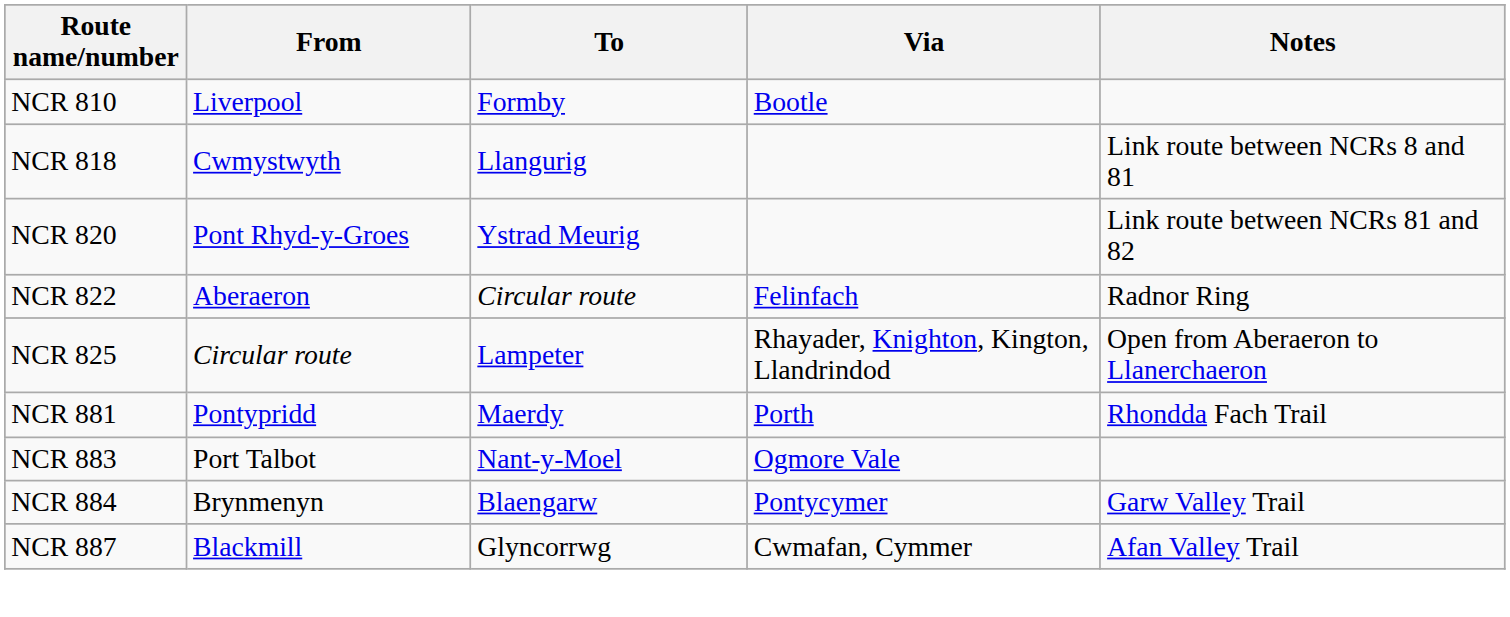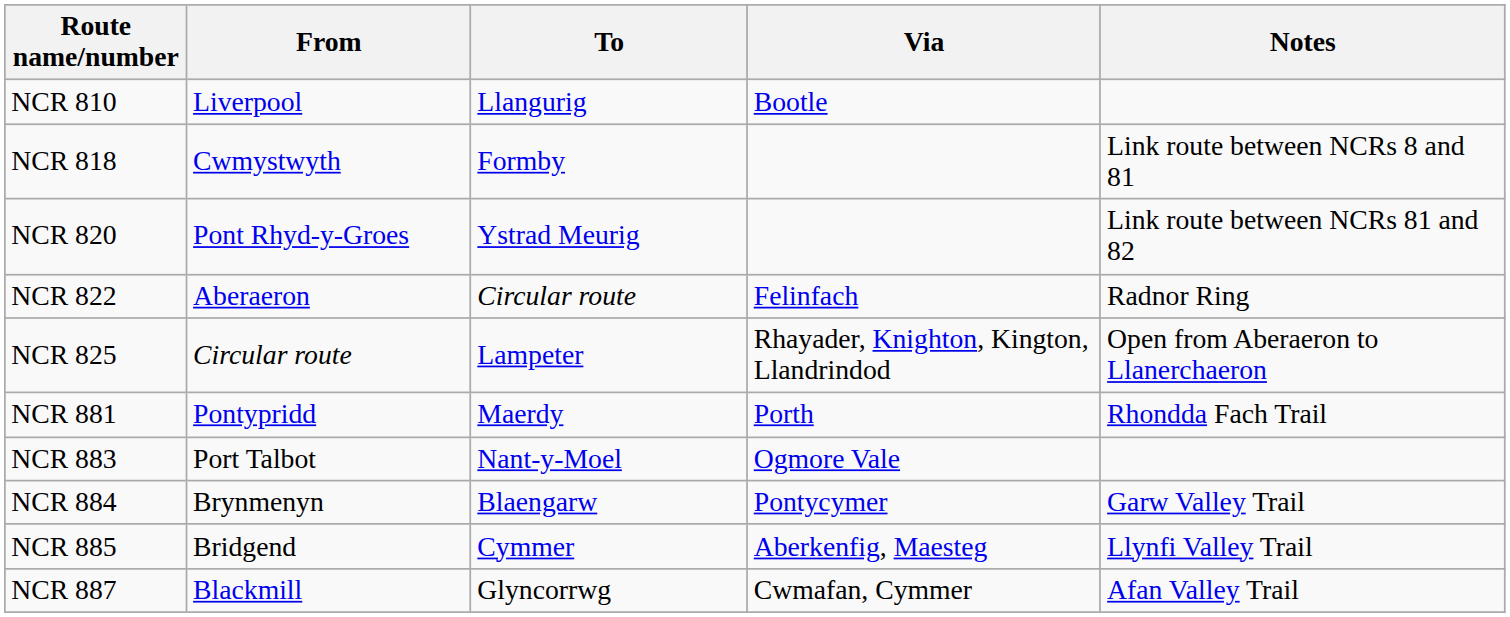(521, 101) Formby -> (532, 101) Llangurig
(532, 160) Llangurig -> (521, 160) Formby
+ row: (64, 546)
